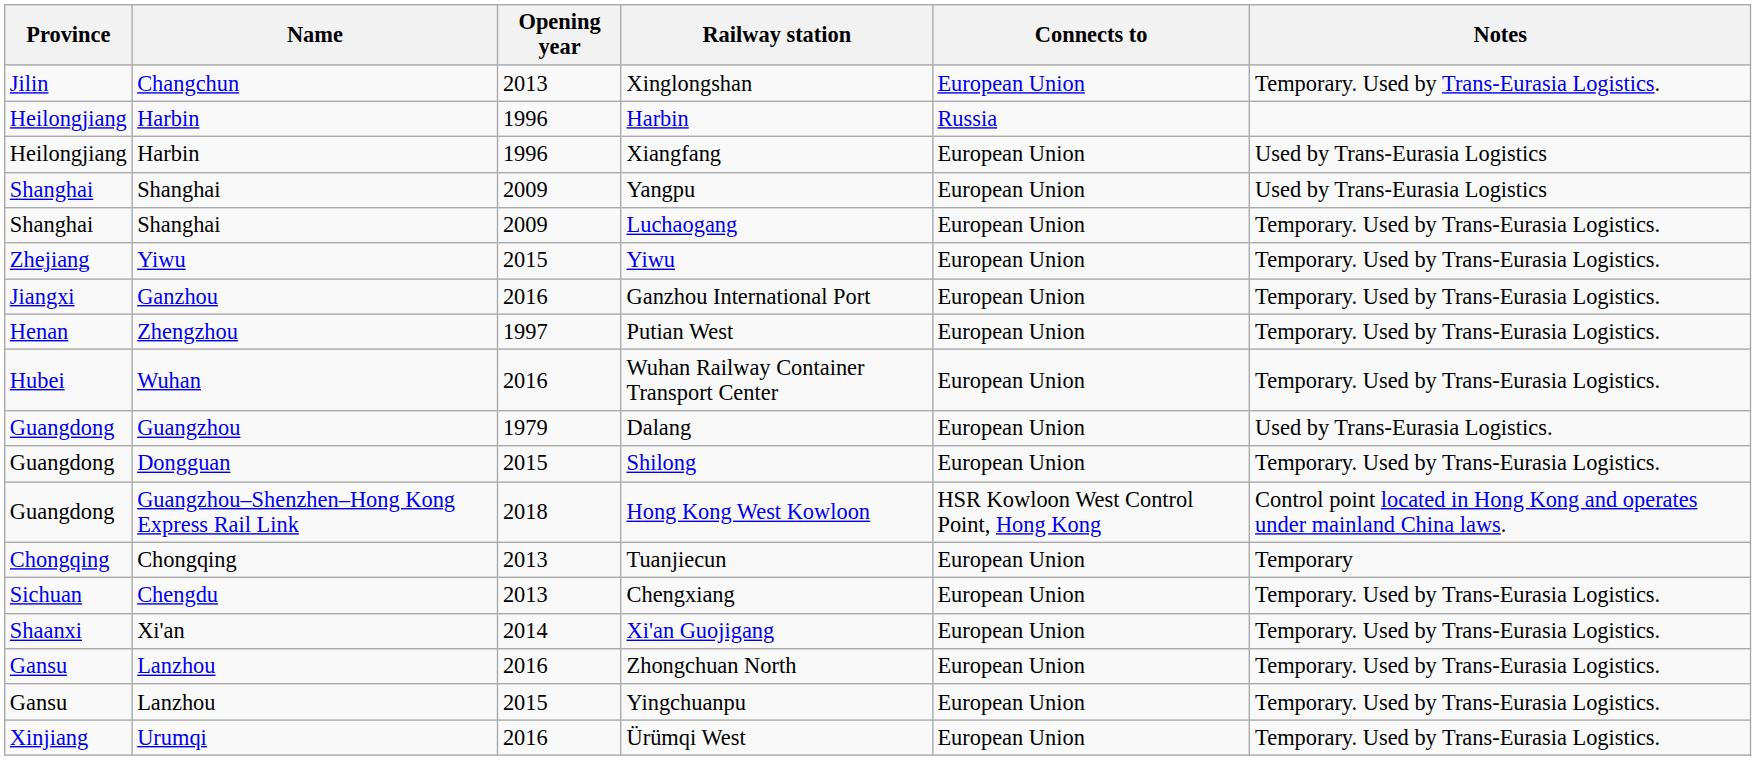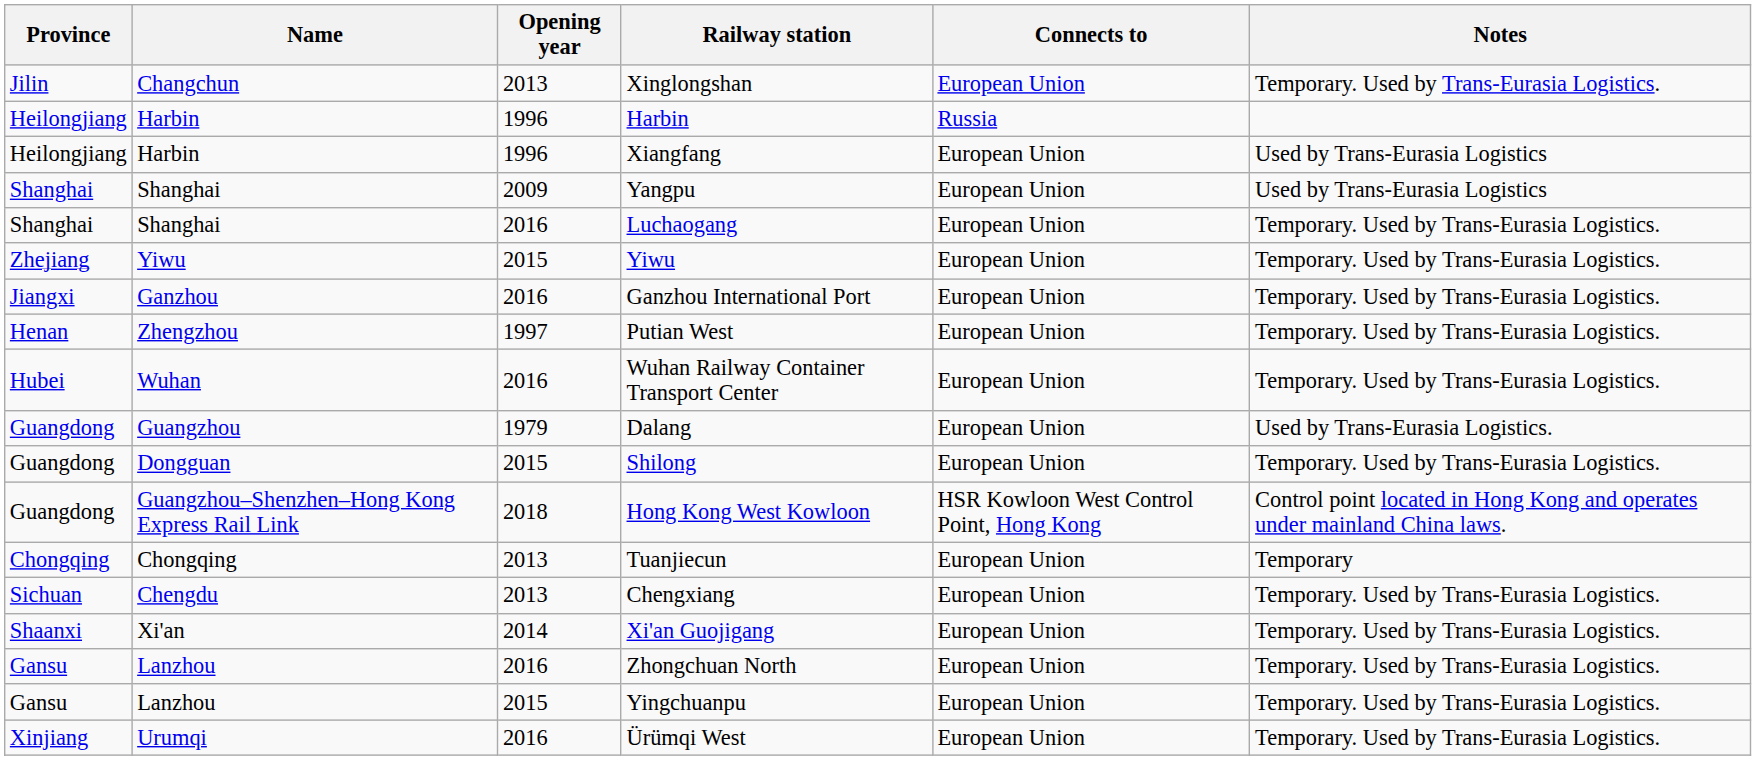(525, 225) 2009 -> (525, 225) 2016
